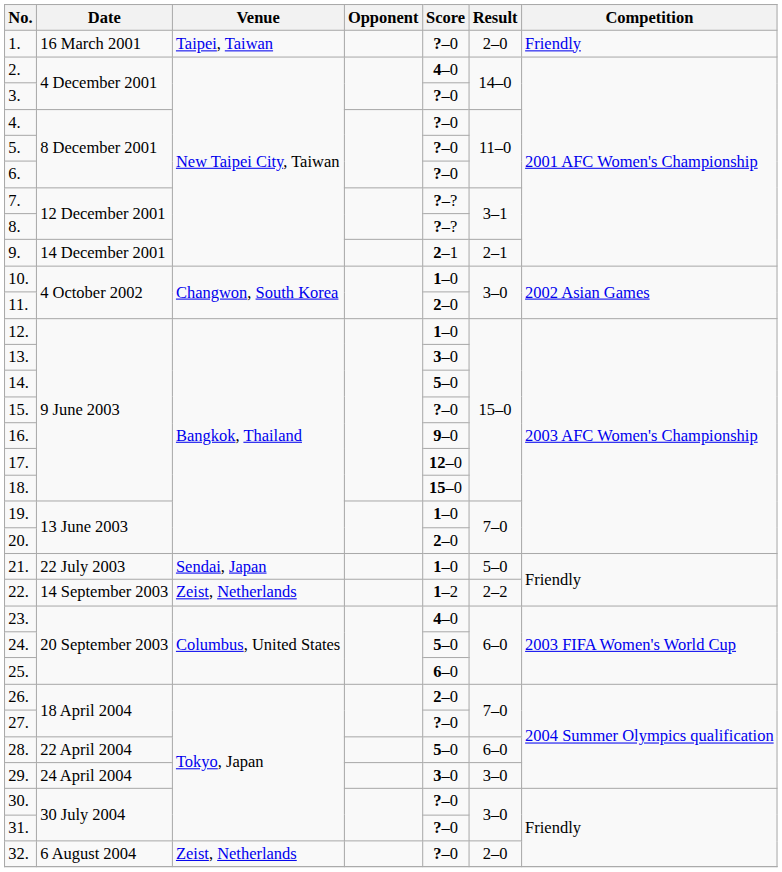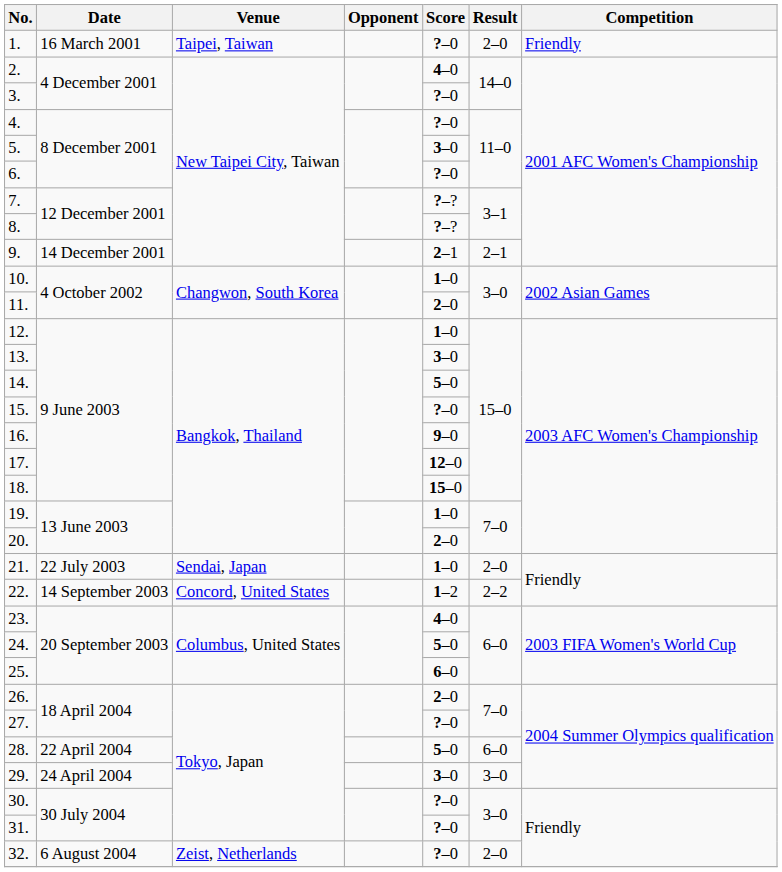(446, 148) ?–0 -> (446, 148) 3–0
(495, 566) 5–0 -> (495, 566) 2–0
(236, 592) Zeist, Netherlands -> (253, 592) Concord, United States
